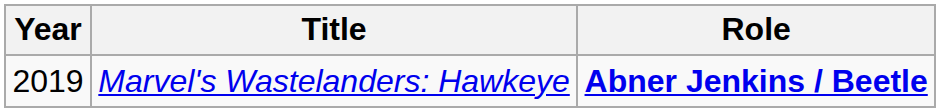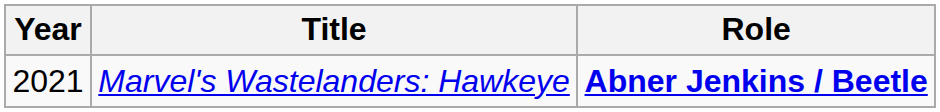(48, 80) 2019 -> (48, 80) 2021
